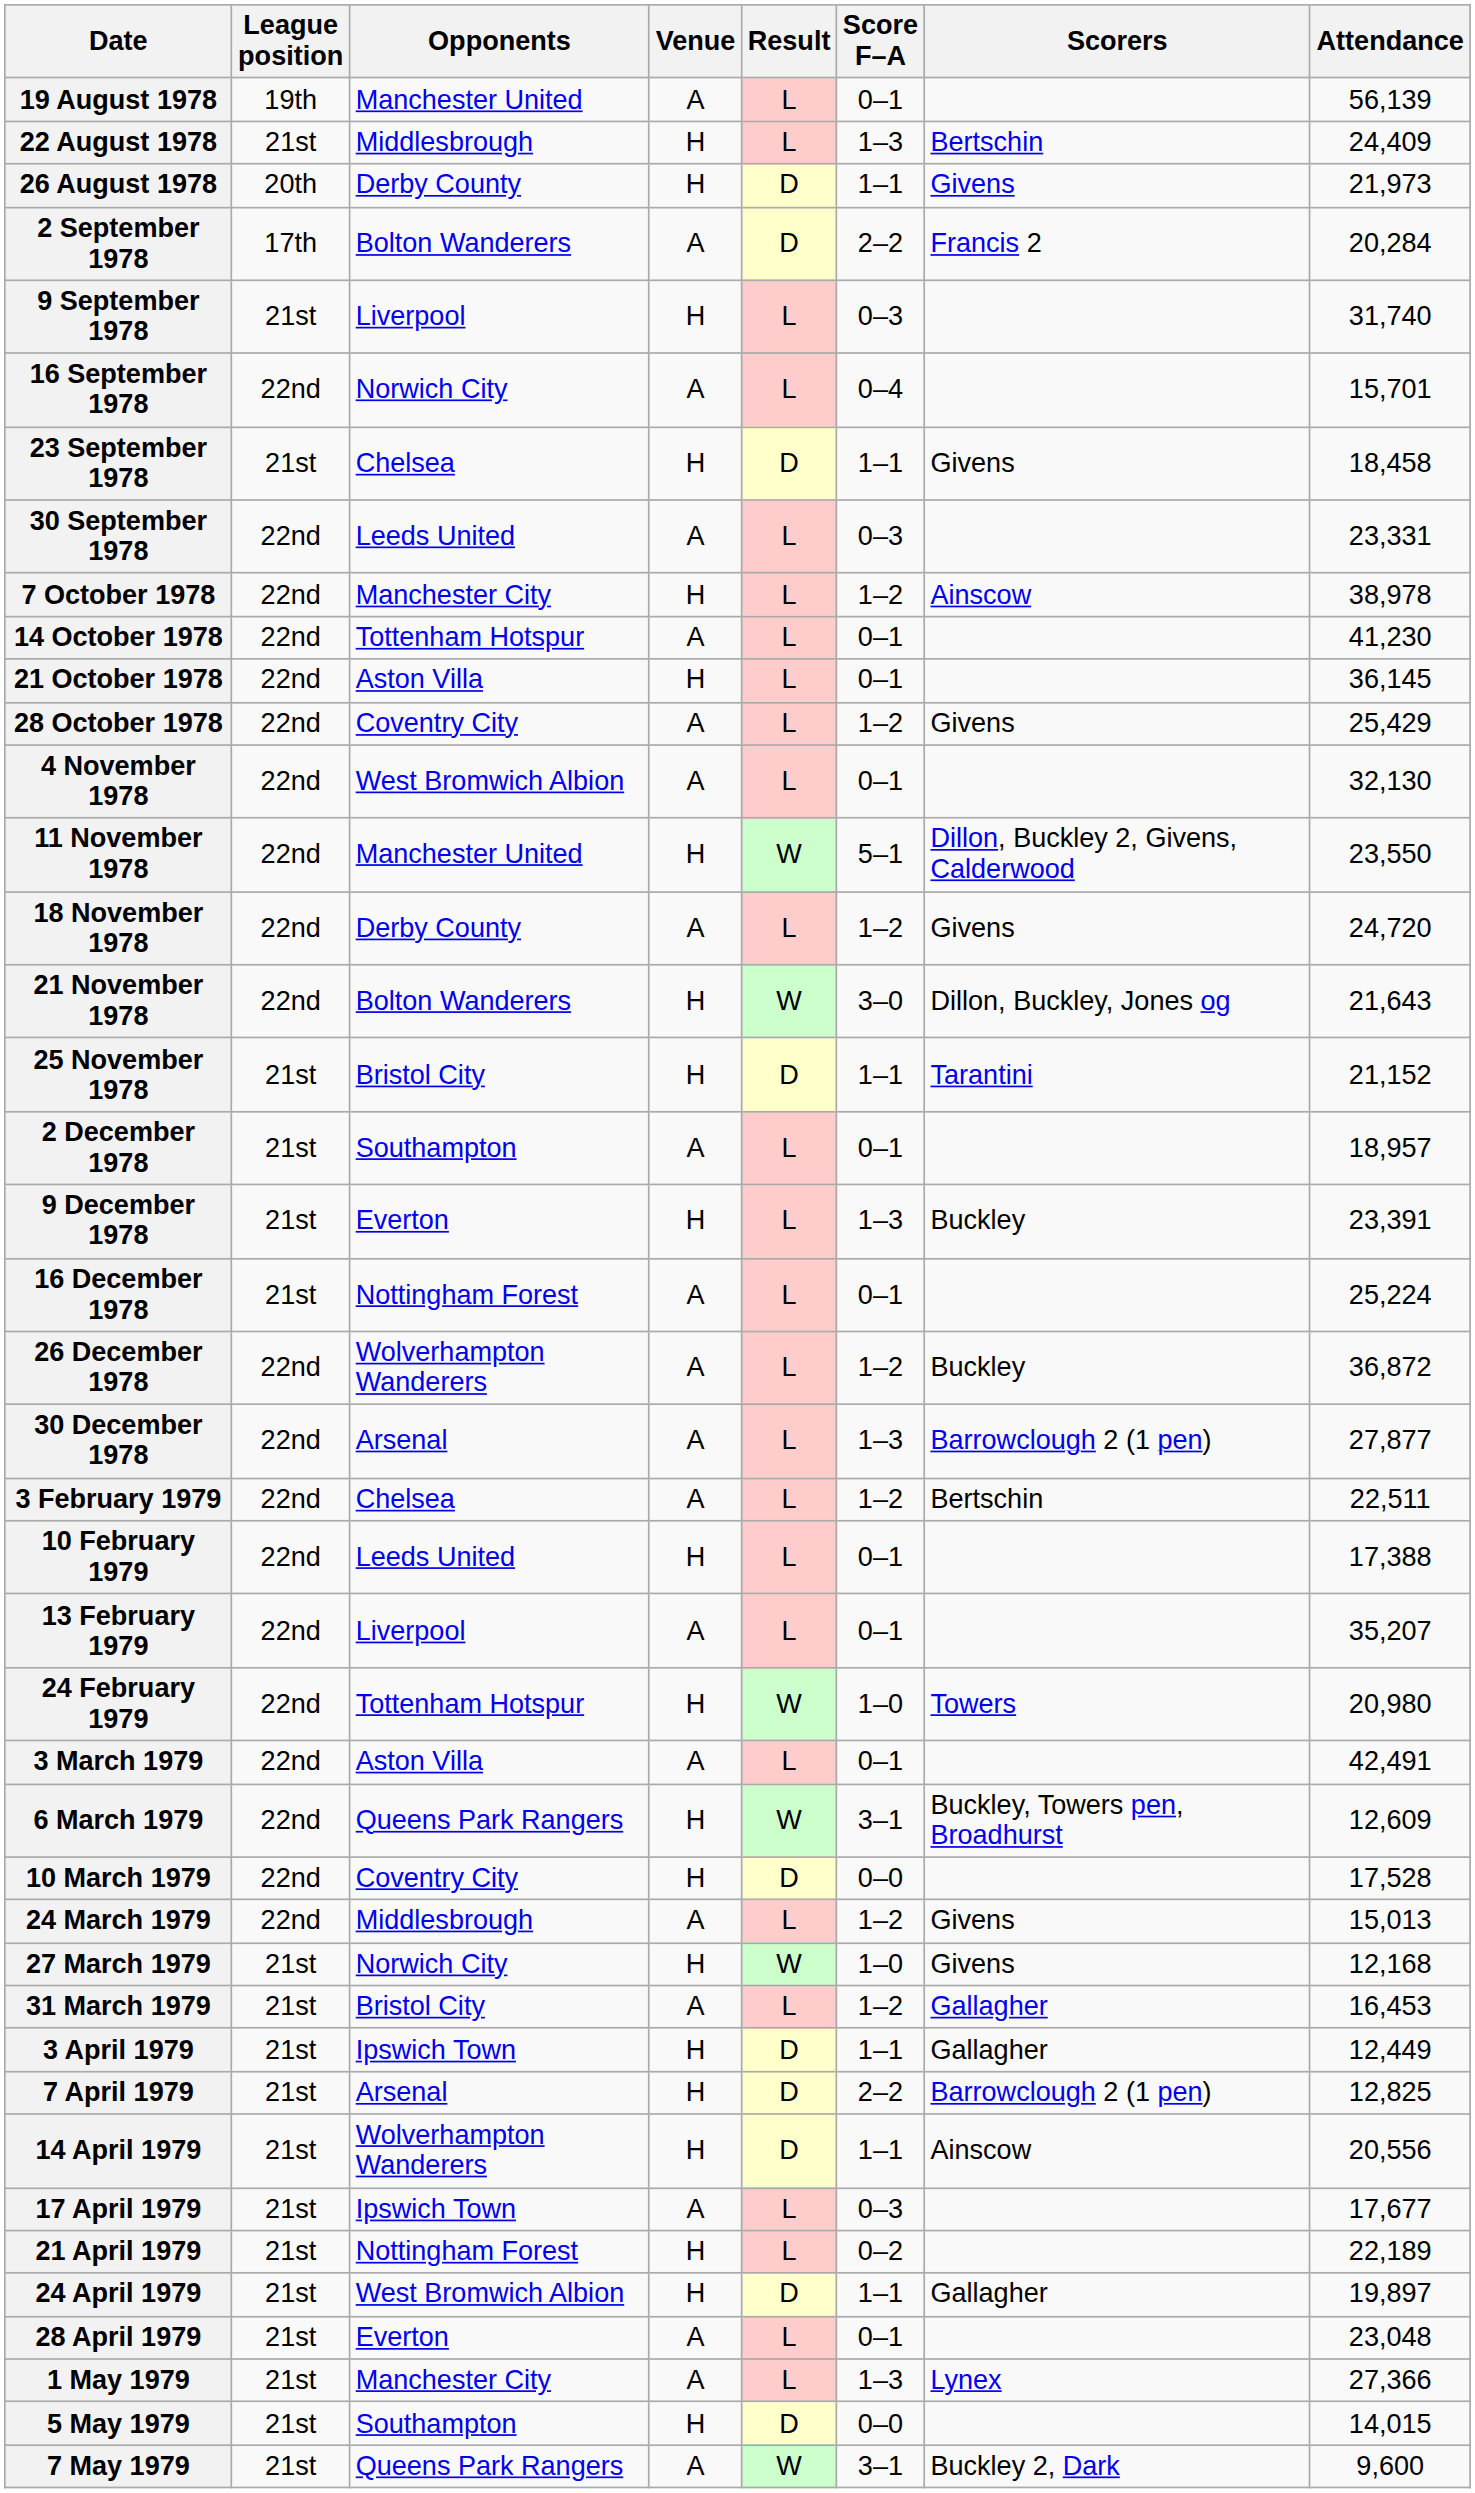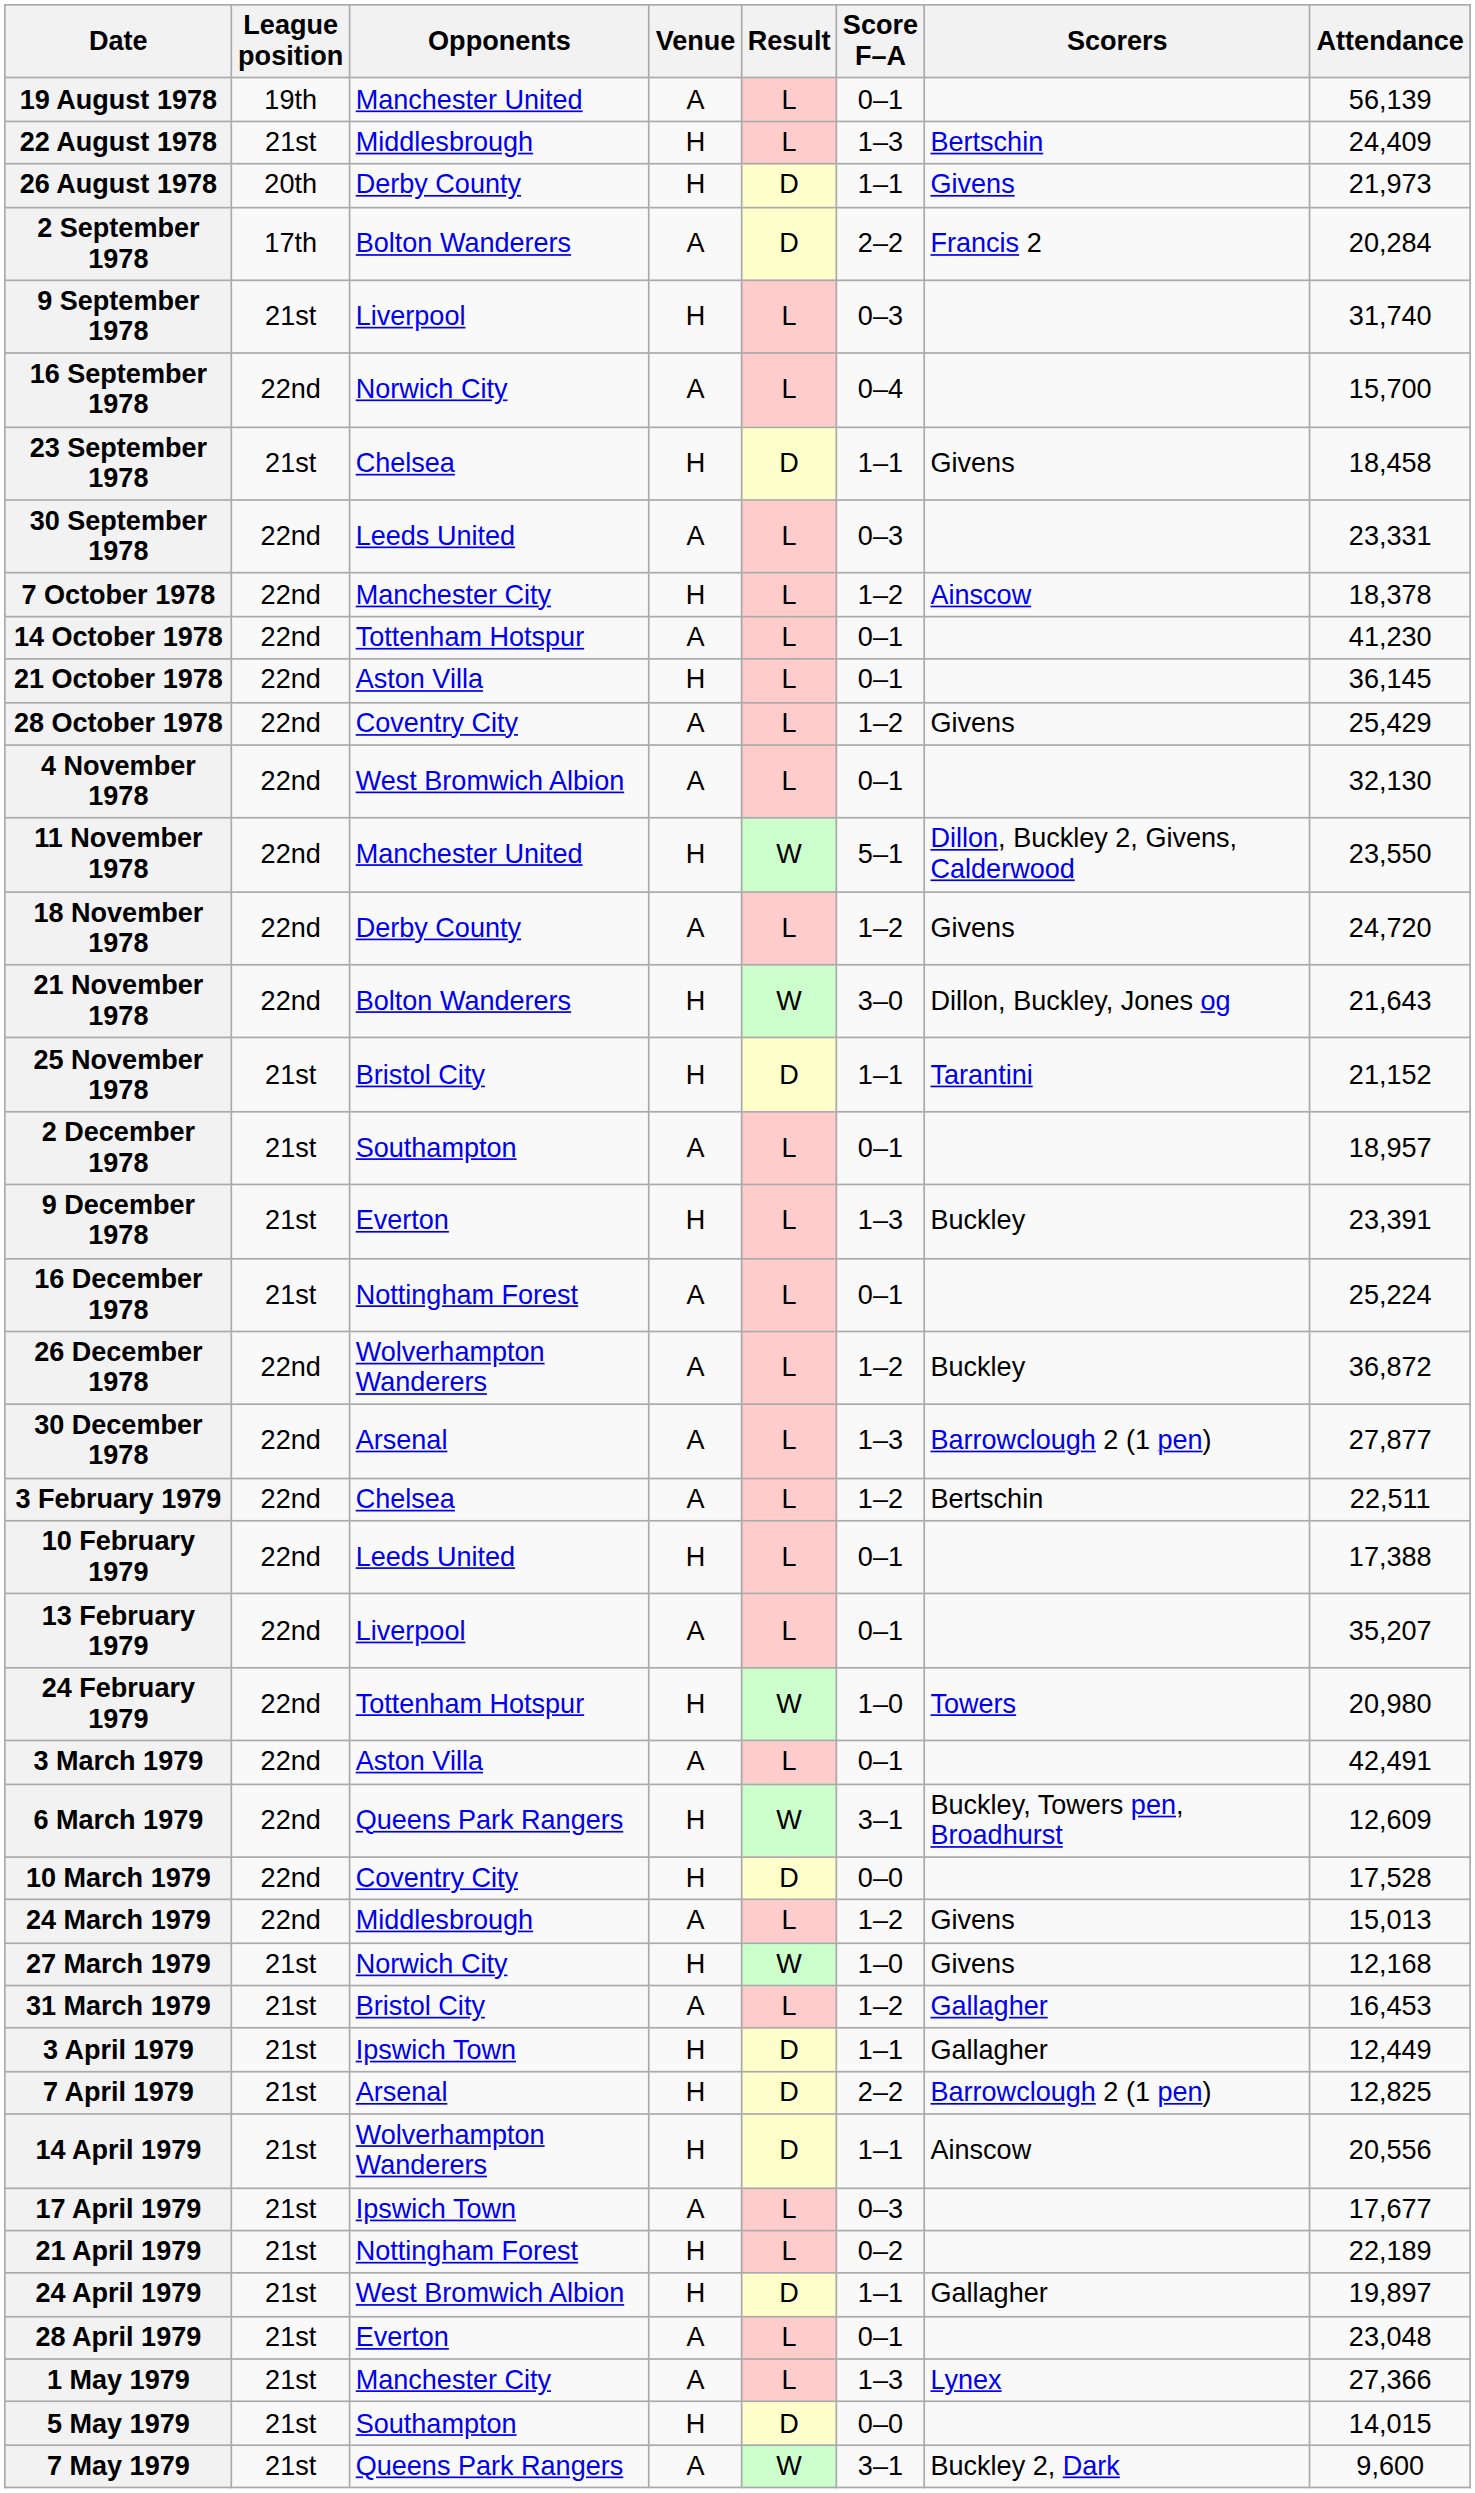(1390, 389) 15,701 -> (1390, 389) 15,700
(1390, 594) 38,978 -> (1390, 594) 18,378
